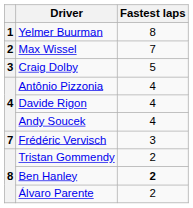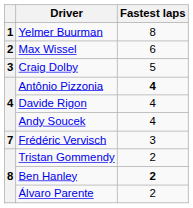(153, 49) 7 -> (153, 49) 6
(153, 85) normal -> (153, 85) bold
